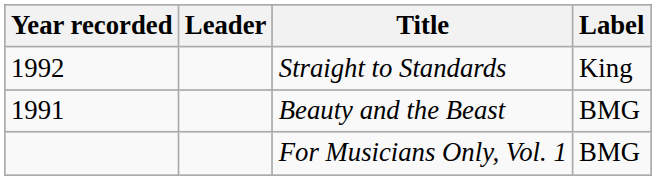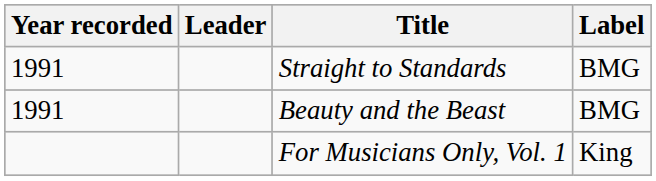(38, 68) 1992 -> (38, 68) 1991
(606, 68) King -> (609, 68) BMG
(609, 152) BMG -> (606, 152) King
